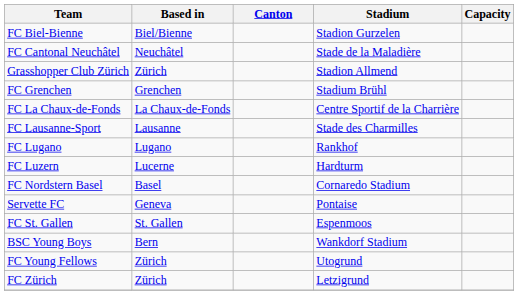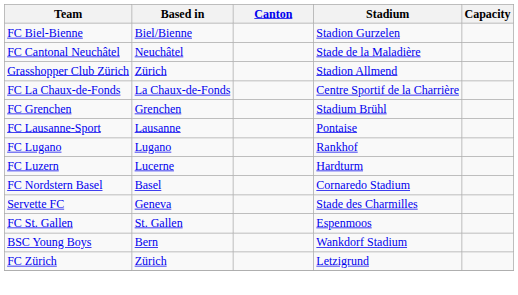rows swapped: (39, 90) <-> (64, 109)
(367, 128) Stade des Charmilles -> (337, 128) Pontaise
(337, 204) Pontaise -> (367, 204) Stade des Charmilles
- row: (52, 261)
